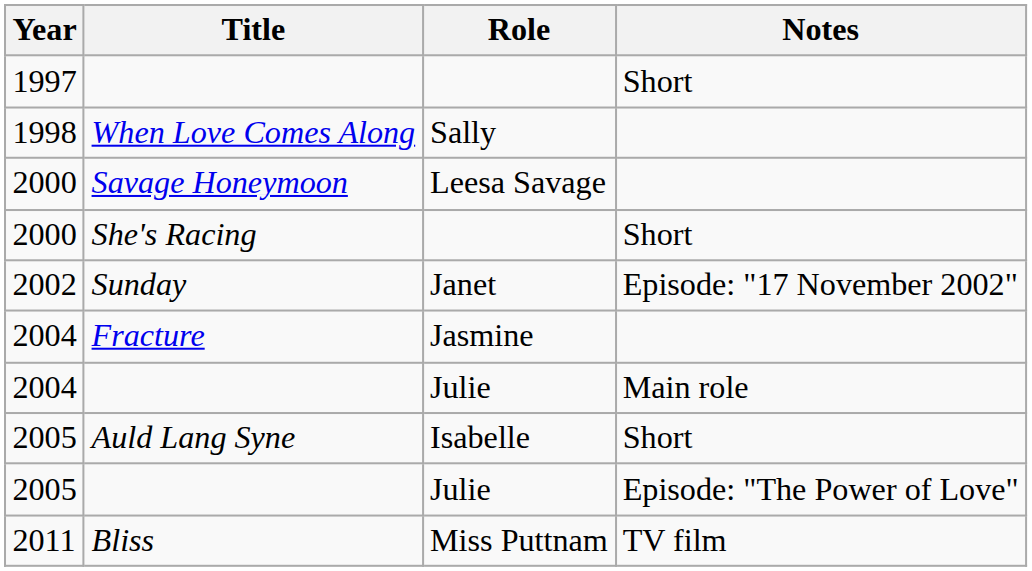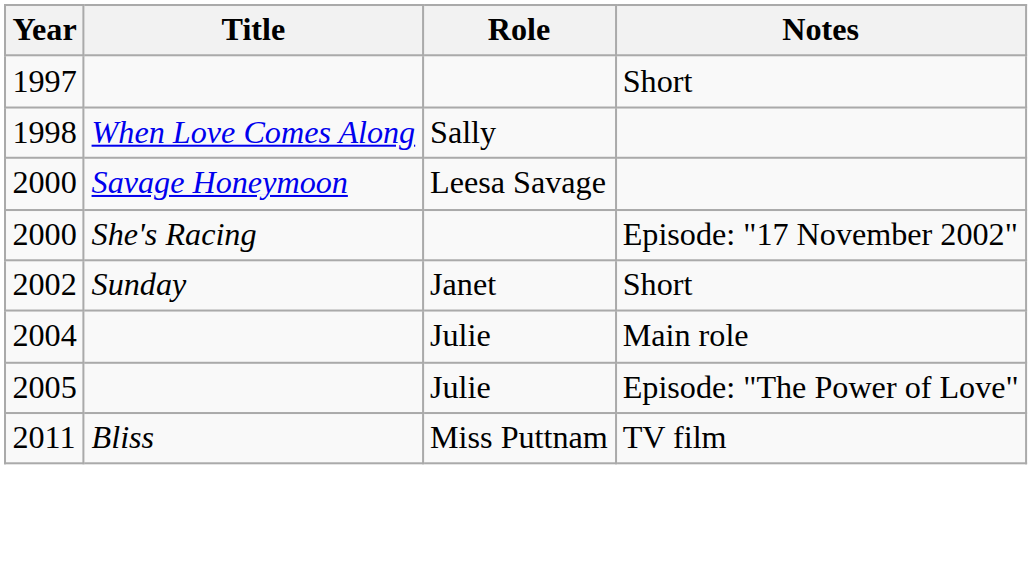(658, 234) Short -> (820, 234) Episode: "17 November 2002"
(820, 285) Episode: "17 November 2002" -> (658, 285) Short
- row: (45, 336)
- row: (45, 438)
